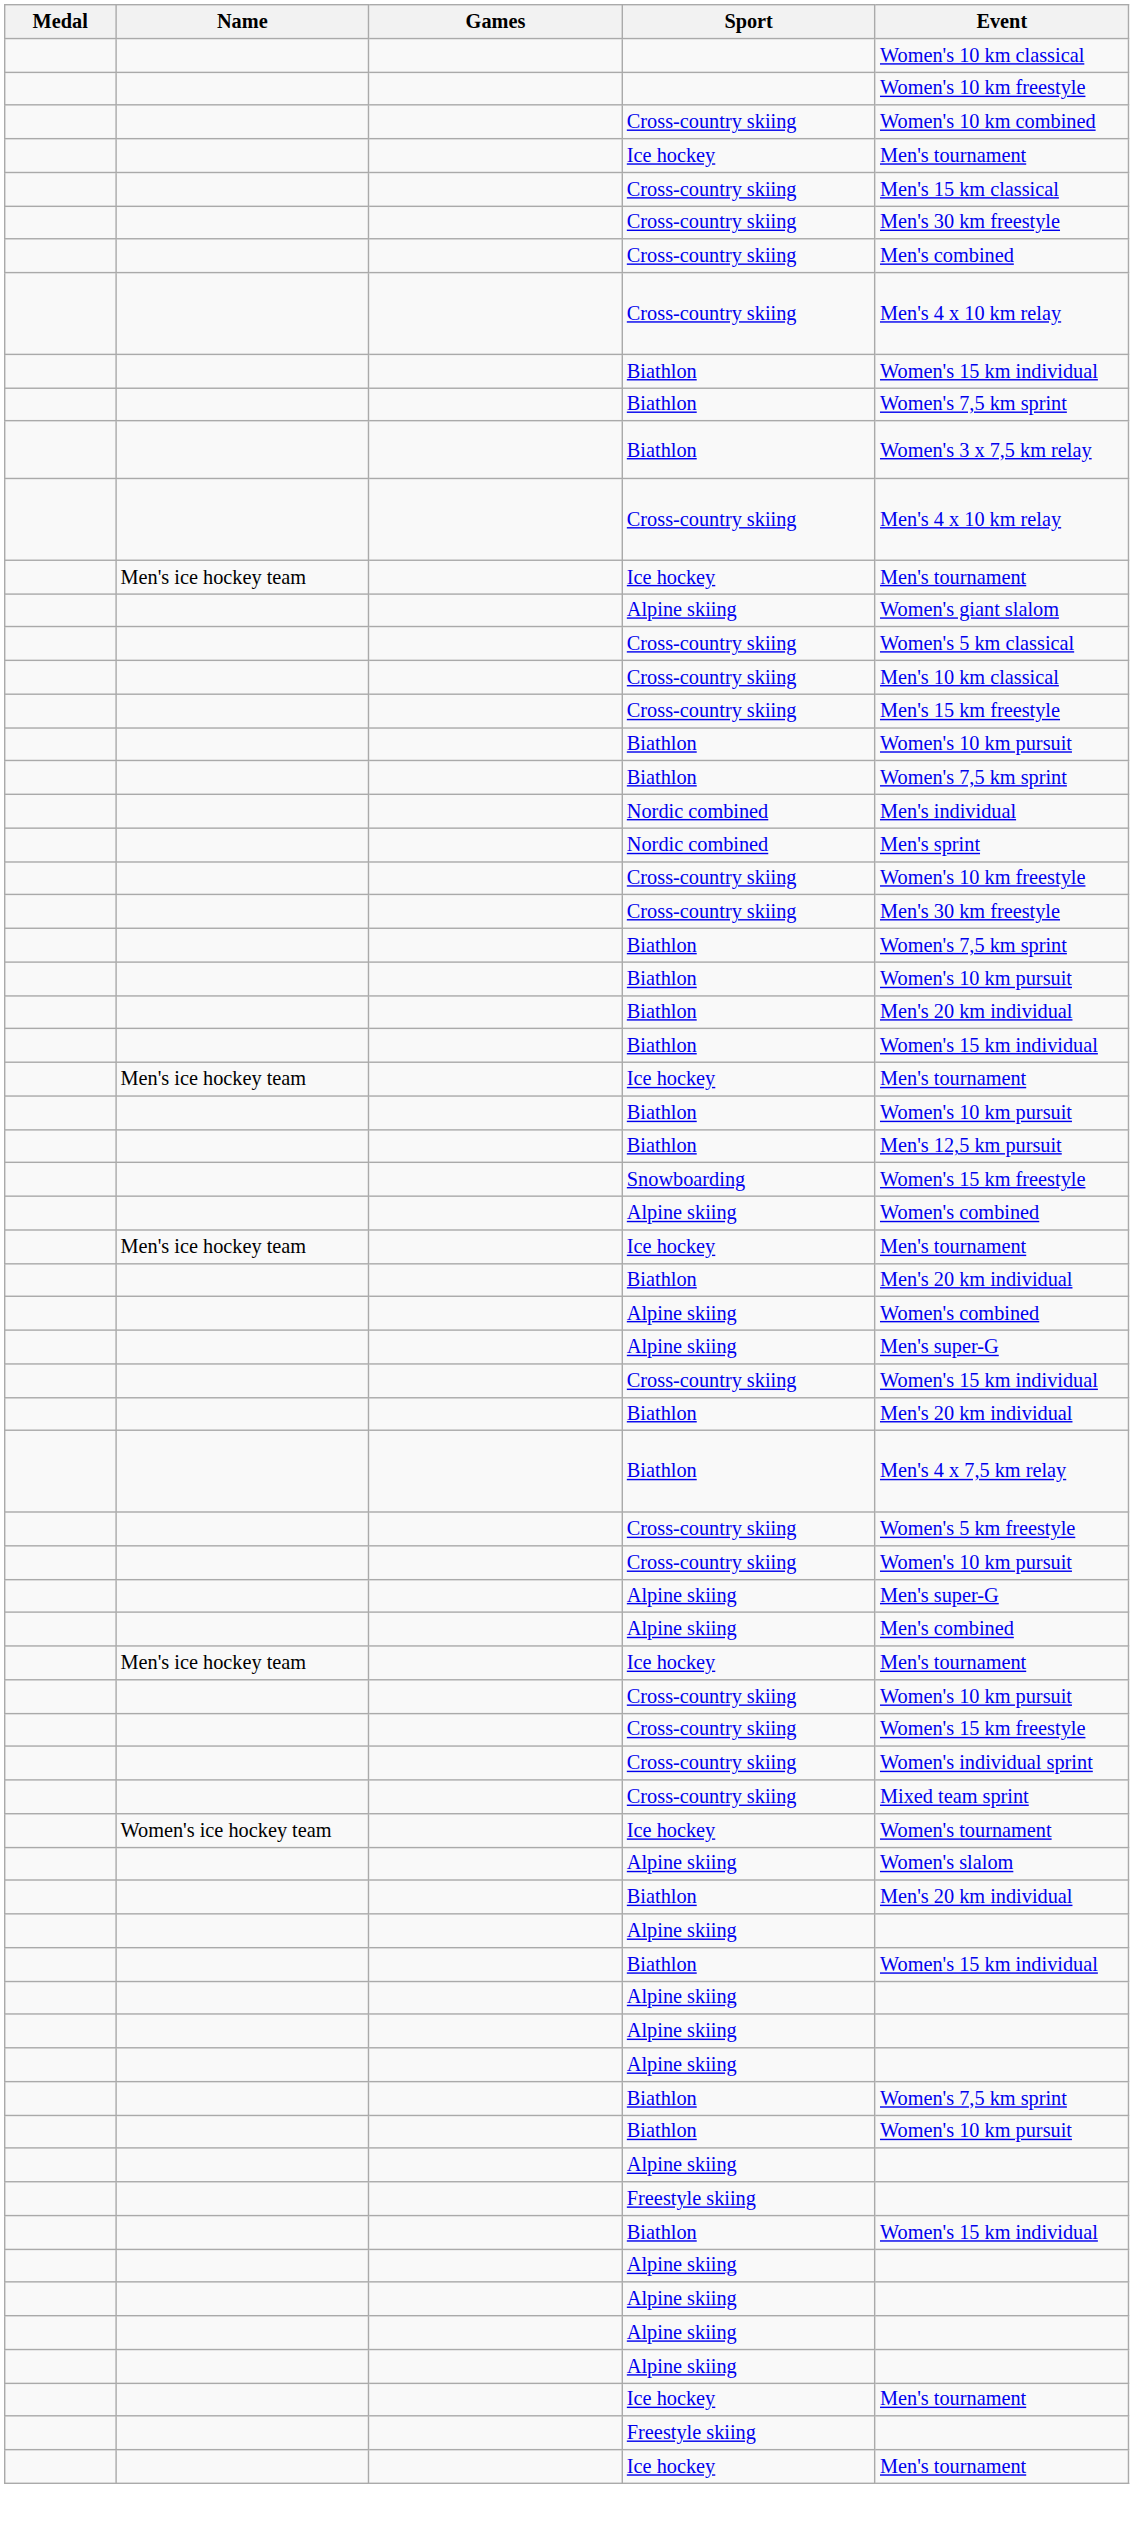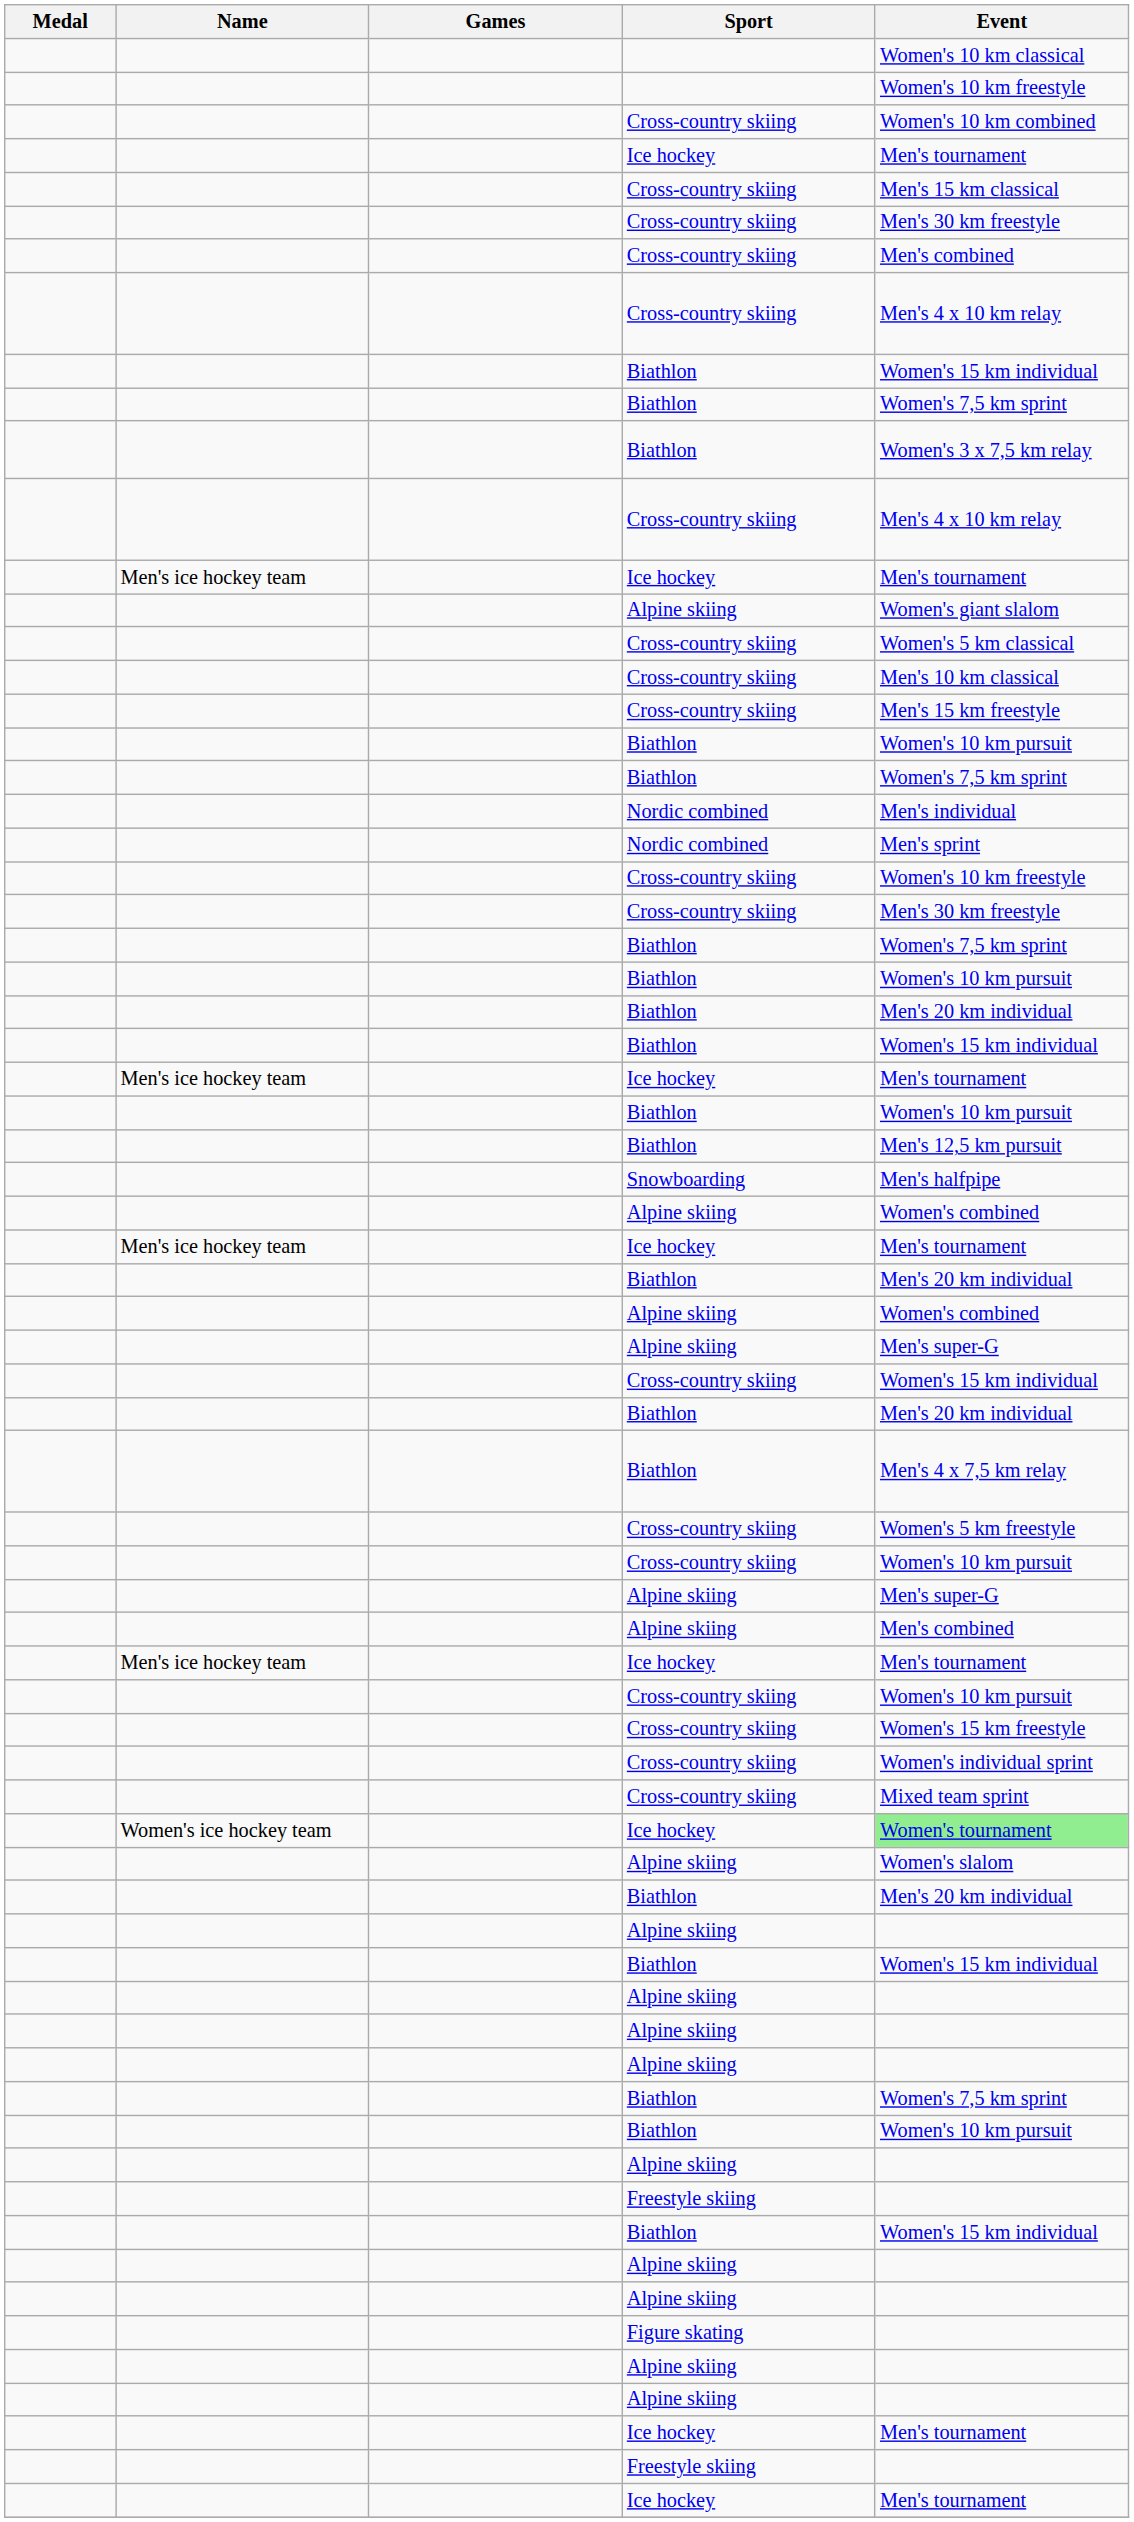(983, 1179) Women's 15 km freestyle -> (940, 1179) Men's halfpipe
(966, 1830) no background -> (966, 1830) lightgreen background
+ row: (242, 2333)
